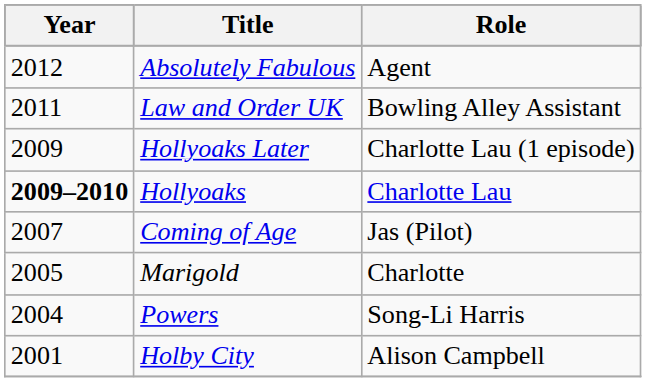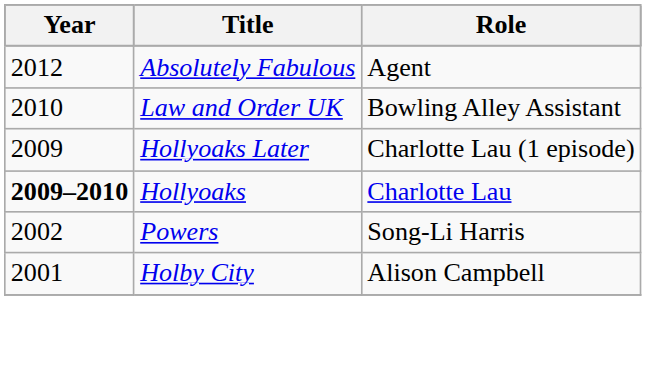(36, 107) 2011 -> (37, 107) 2010
- row: (218, 231)
- row: (189, 273)
(37, 314) 2004 -> (37, 231) 2002
